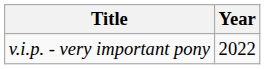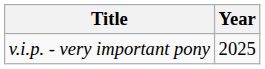(237, 48) 2022 -> (237, 48) 2025
